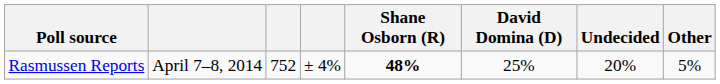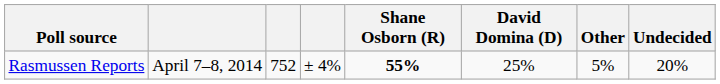columns swapped: (690, 37) <-> (620, 37)
(403, 65) 48% -> (403, 65) 55%
